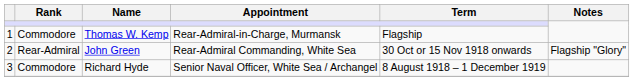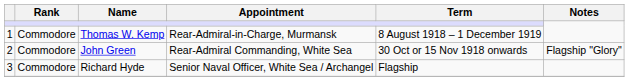(402, 34) Flagship -> (460, 34) 8 August 1918 – 1 December 1919
(49, 51) Rear-Admiral -> (47, 51) Commodore
(464, 67) 8 August 1918 – 1 December 1919 -> (398, 67) Flagship
